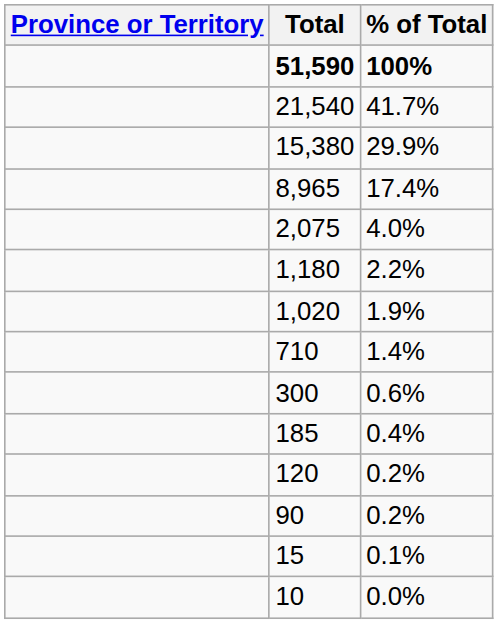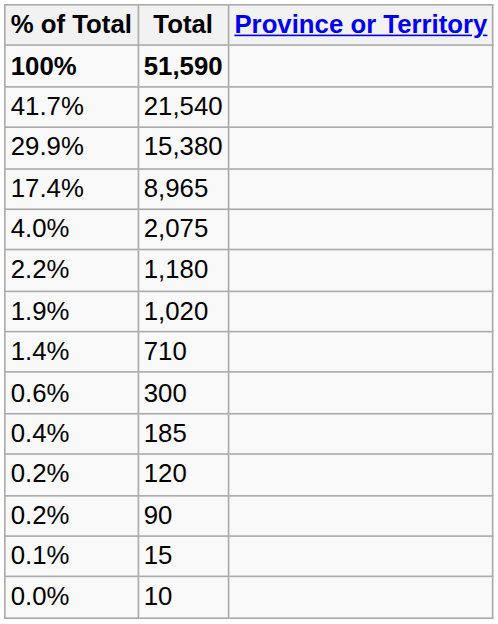columns swapped: (137, 24) <-> (427, 24)
